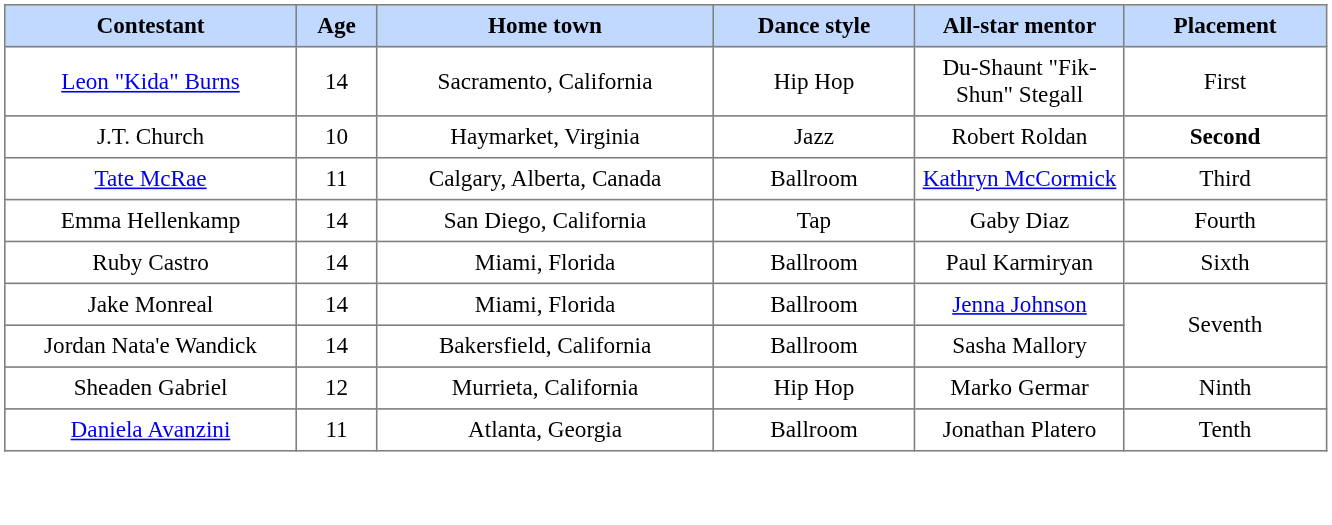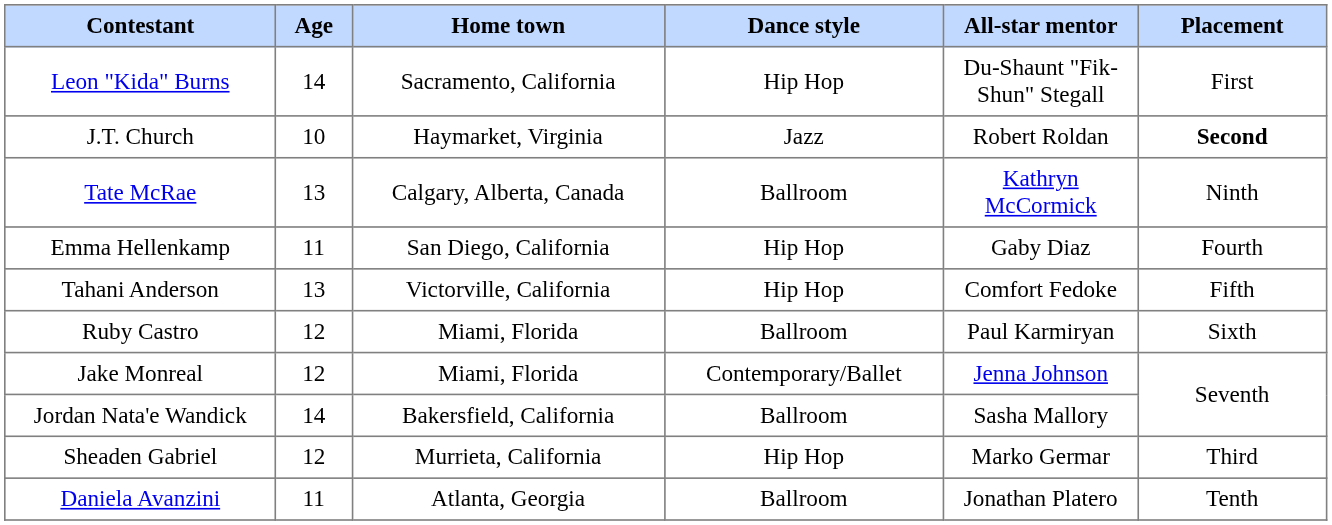(337, 178) 11 -> (314, 192) 13
(1225, 178) Third -> (1232, 192) Ninth
(337, 220) 14 -> (314, 247) 11
(814, 220) Tap -> (804, 247) Hip Hop
+ row: (140, 289)
(337, 262) 14 -> (314, 331) 12
(337, 303) 14 -> (314, 373) 12
(814, 303) Ballroom -> (804, 373) Contemporary/Ballet
(1225, 387) Ninth -> (1232, 456) Third
